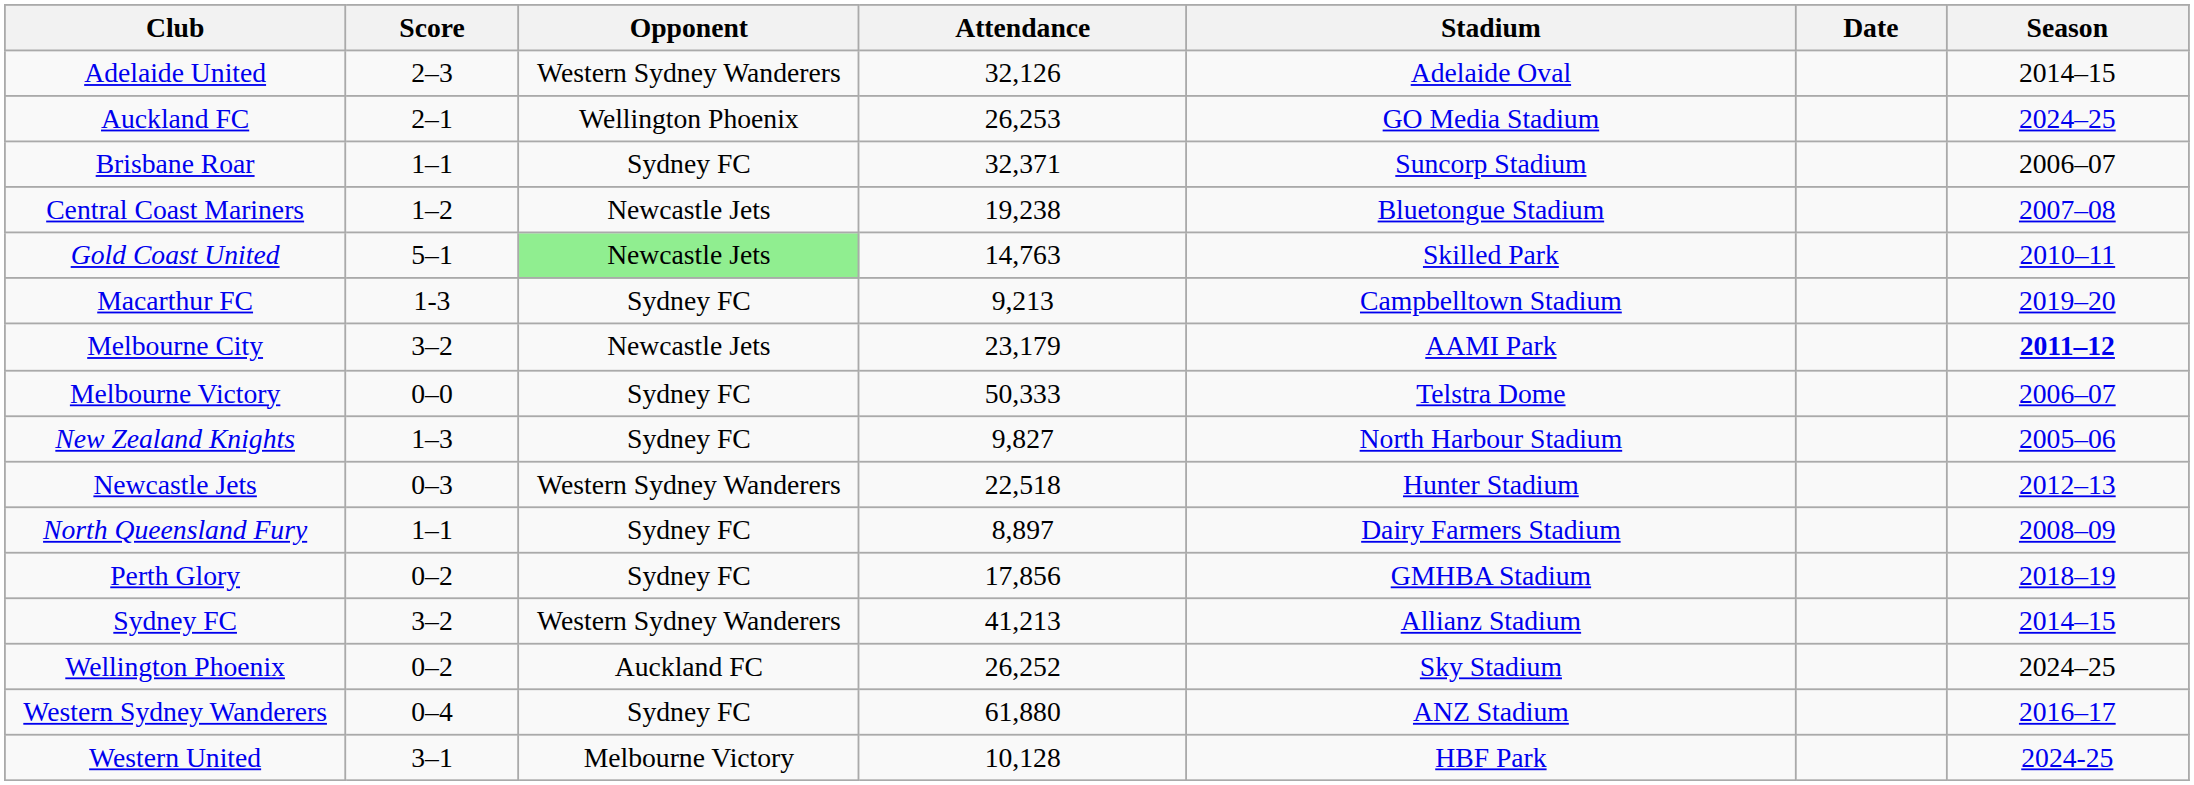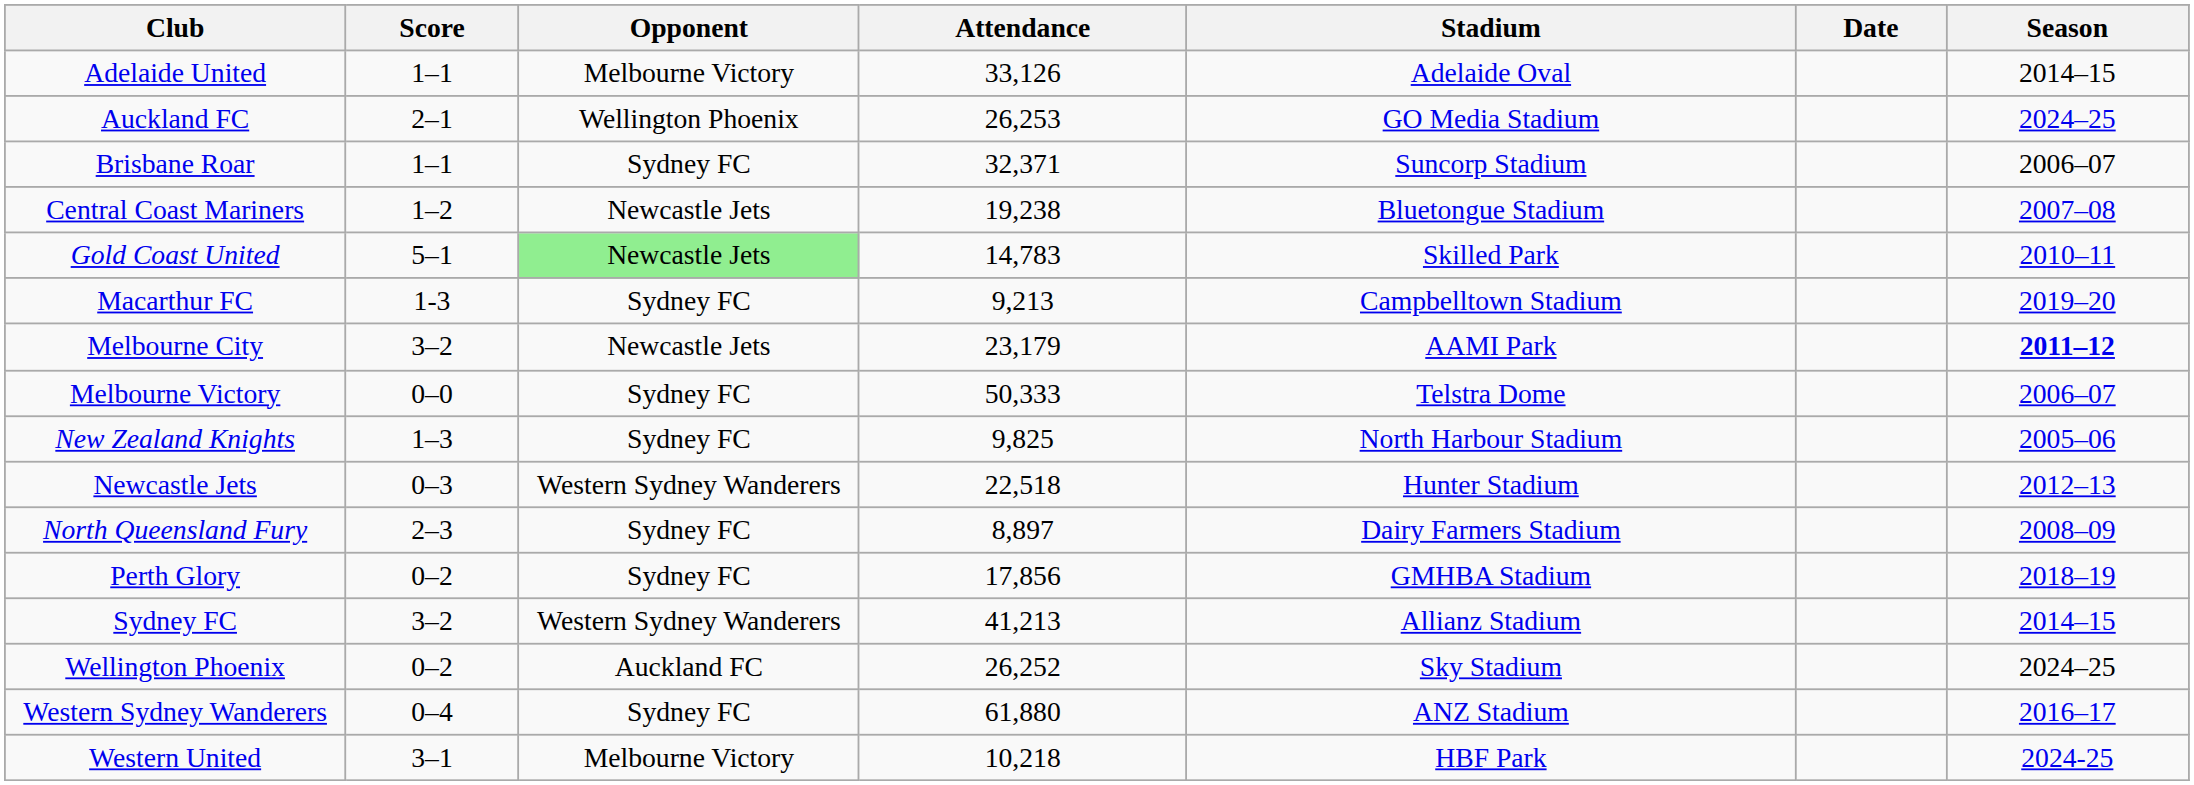(432, 73) 2–3 -> (432, 73) 1–1
(689, 73) Western Sydney Wanderers -> (689, 73) Melbourne Victory
(1023, 73) 32,126 -> (1023, 73) 33,126
(1023, 255) 14,763 -> (1023, 255) 14,783
(1023, 438) 9,827 -> (1023, 438) 9,825
(432, 529) 1–1 -> (432, 529) 2–3
(1023, 757) 10,128 -> (1023, 757) 10,218
